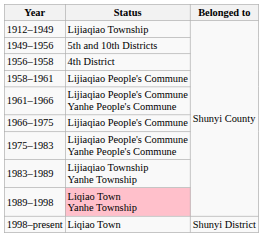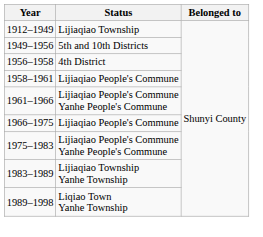(102, 202) pink background -> (93, 202) no background
- row: (35, 224)
